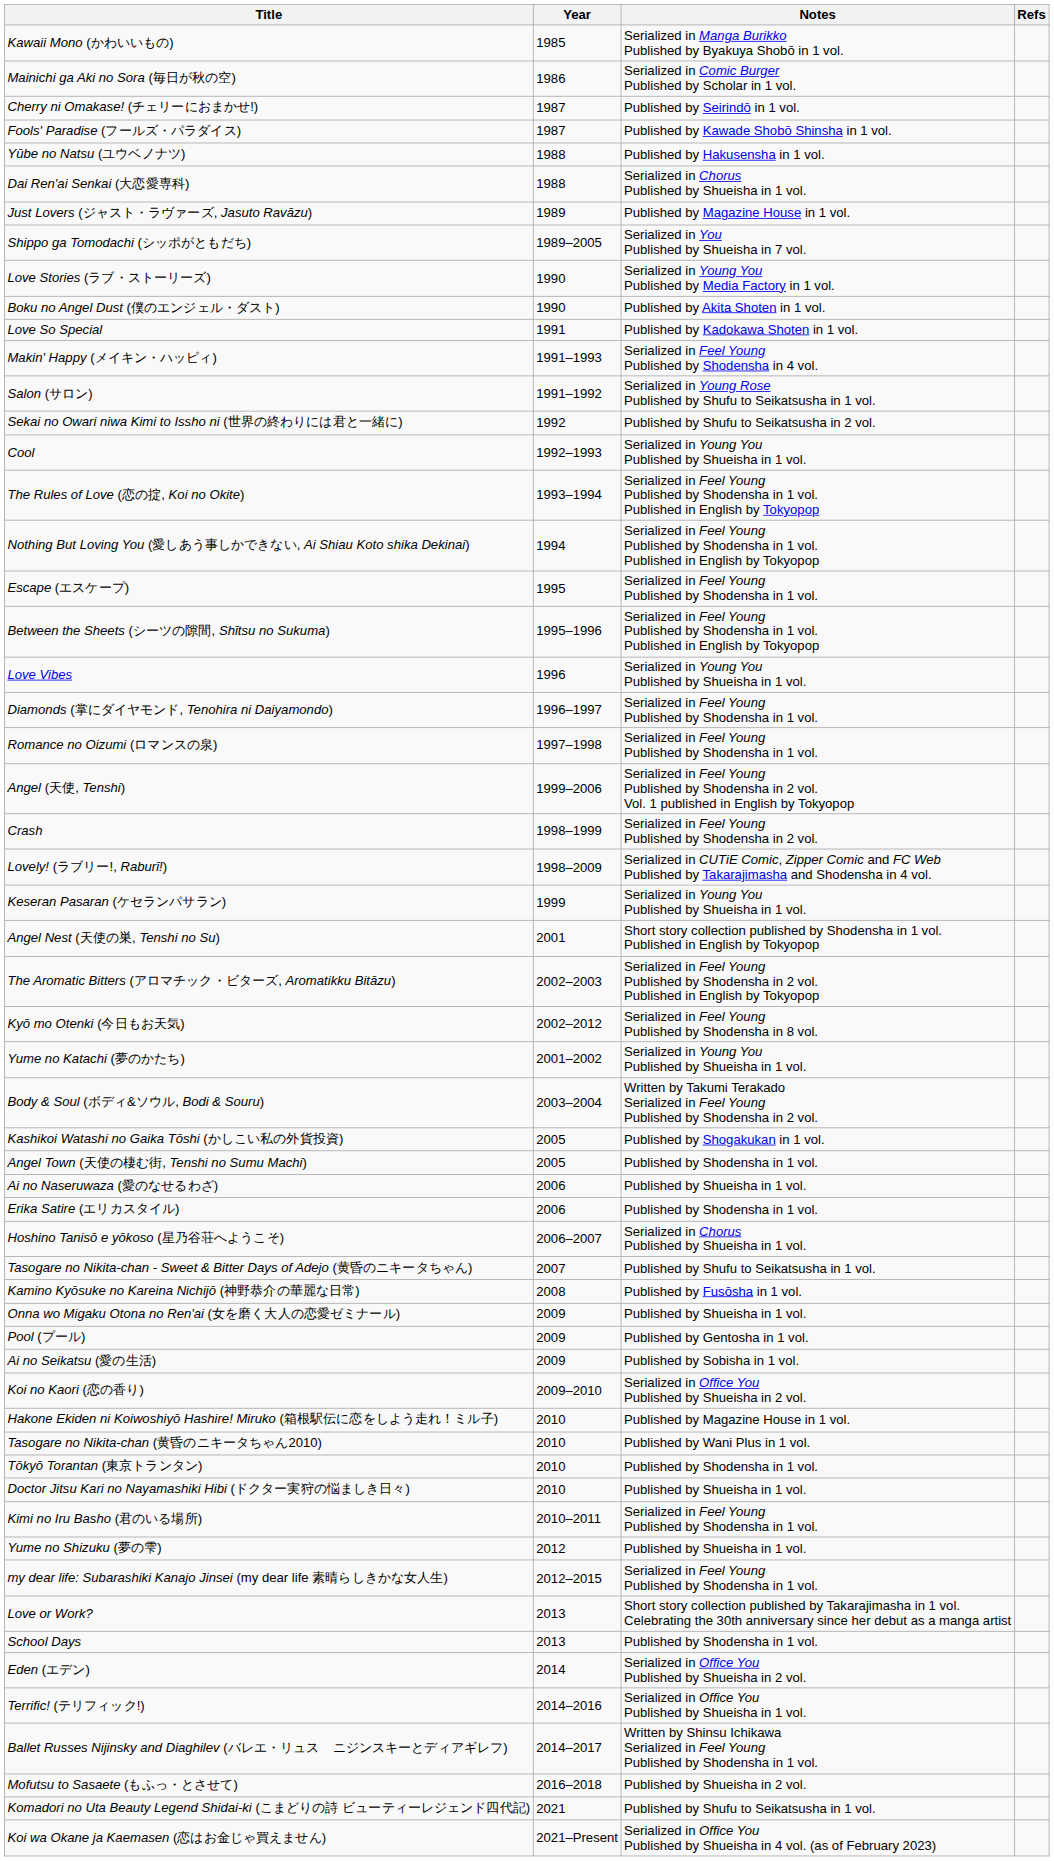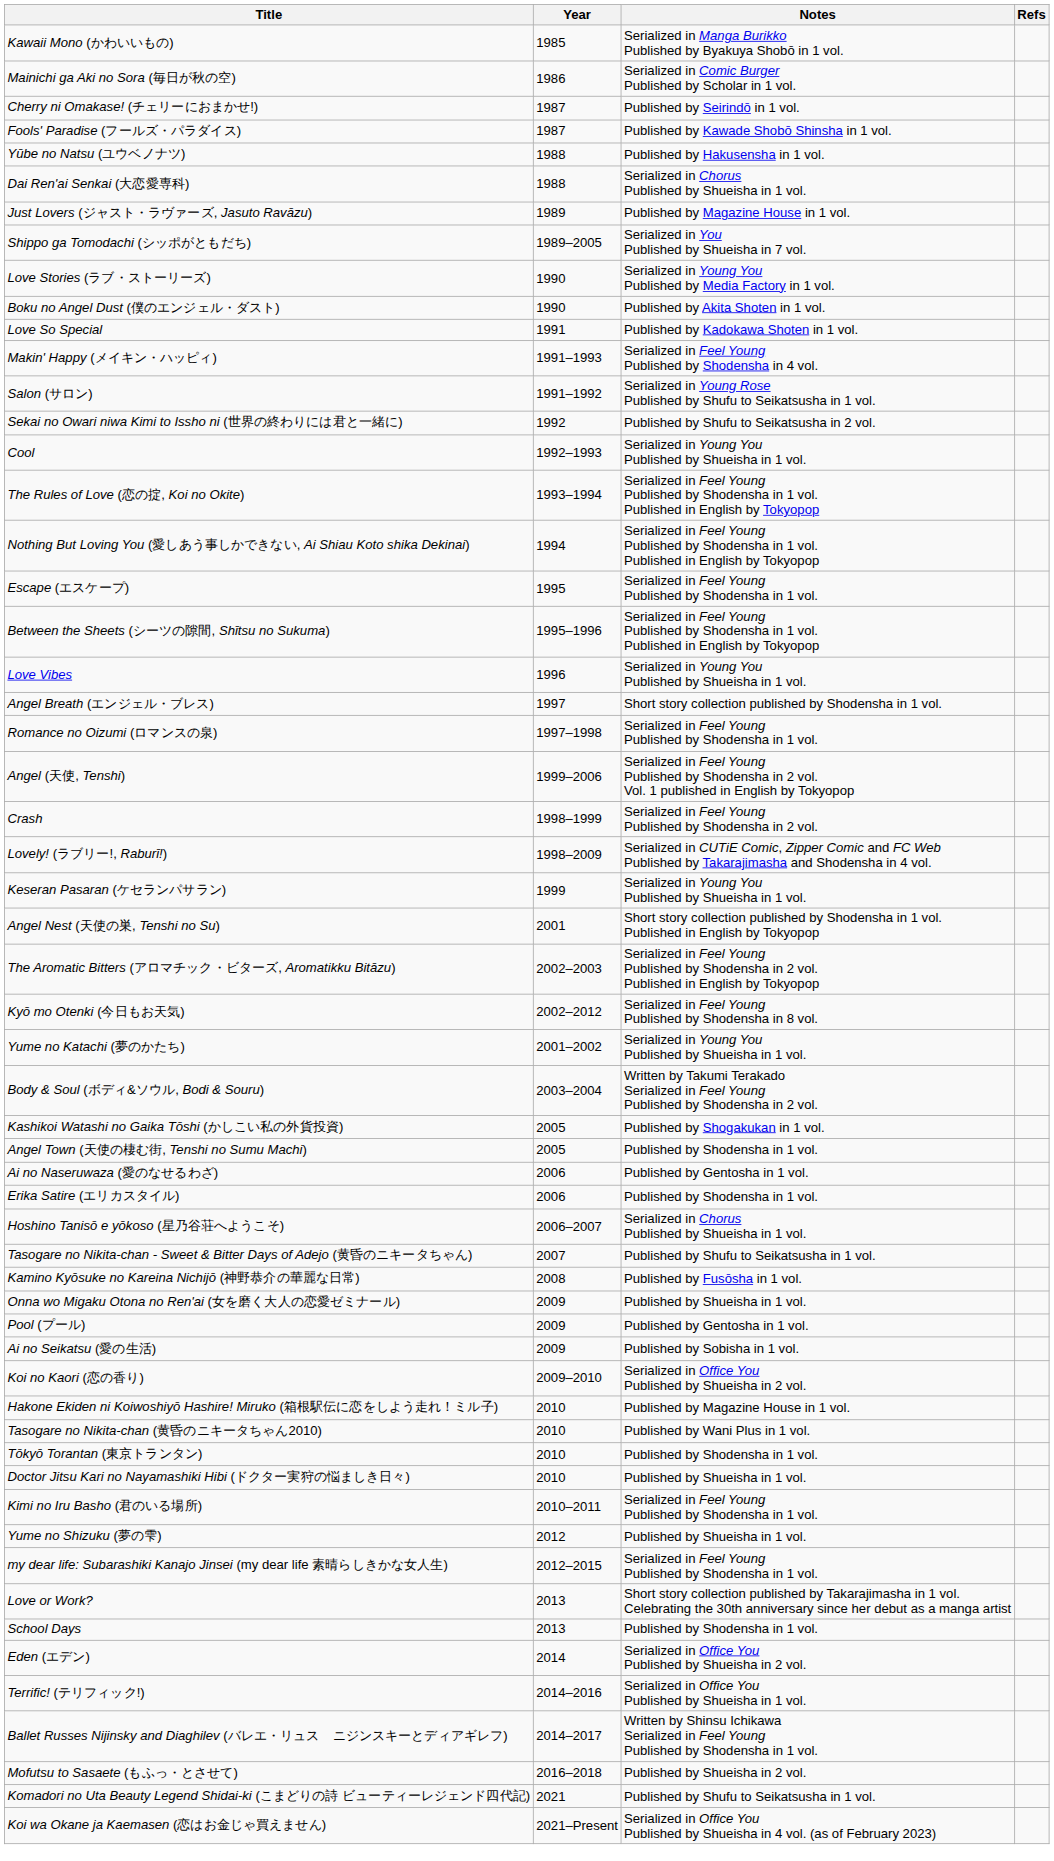- row: (170, 709)
+ row: (111, 703)
(715, 1186) Published by Shueisha in 1 vol. -> (716, 1173) Published by Gentosha in 1 vol.
